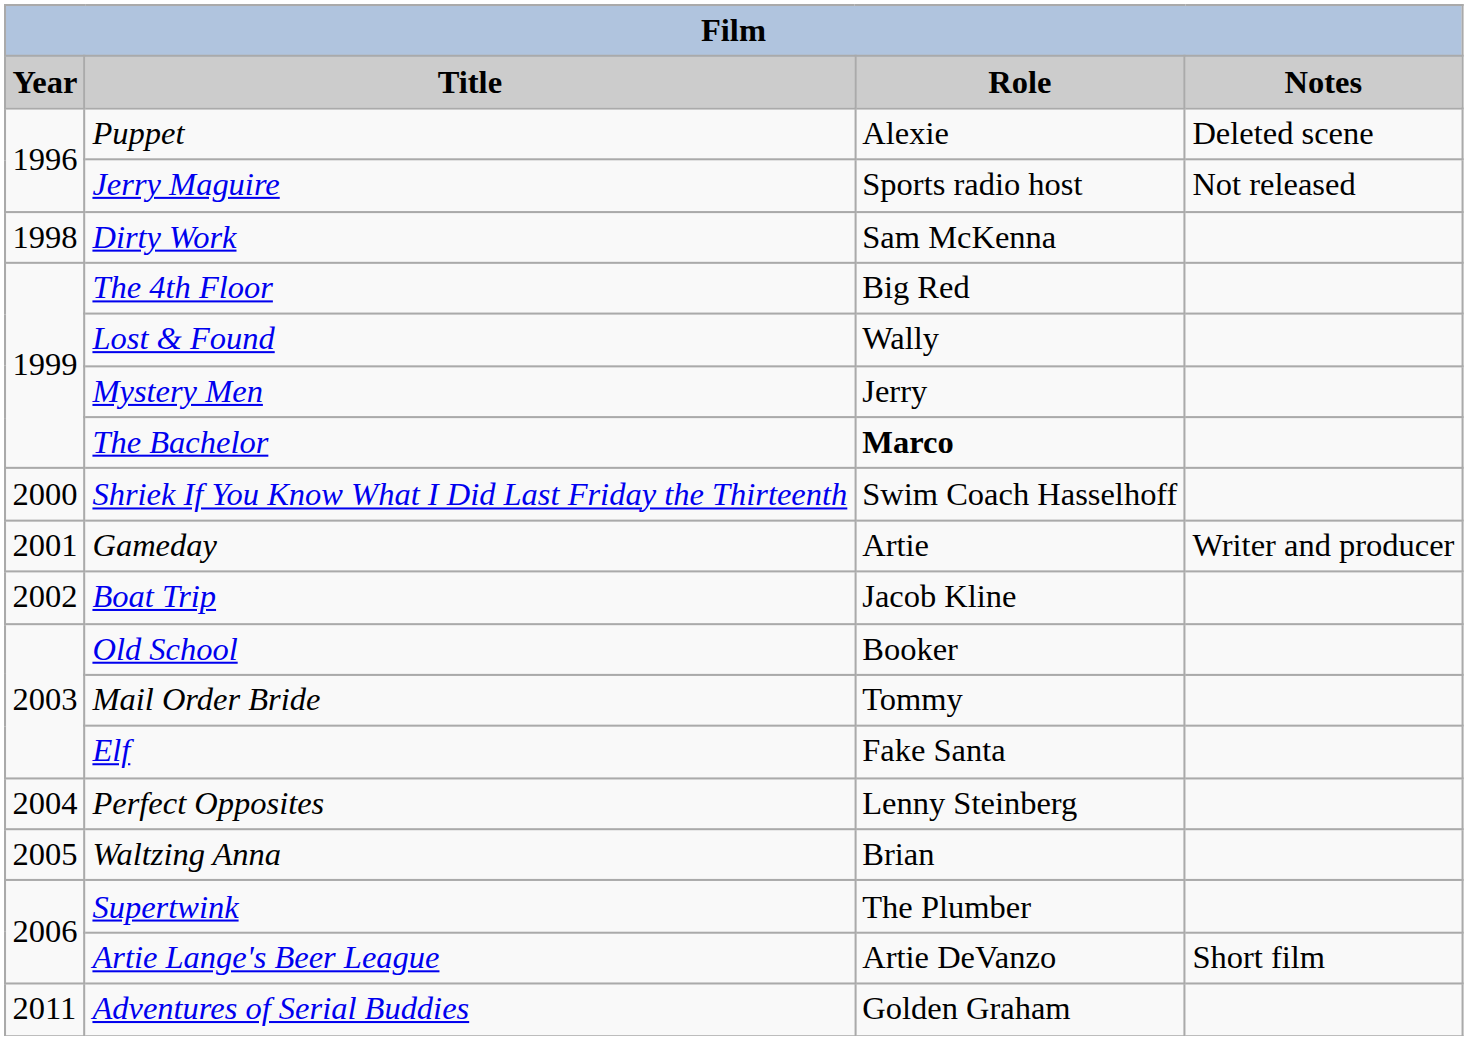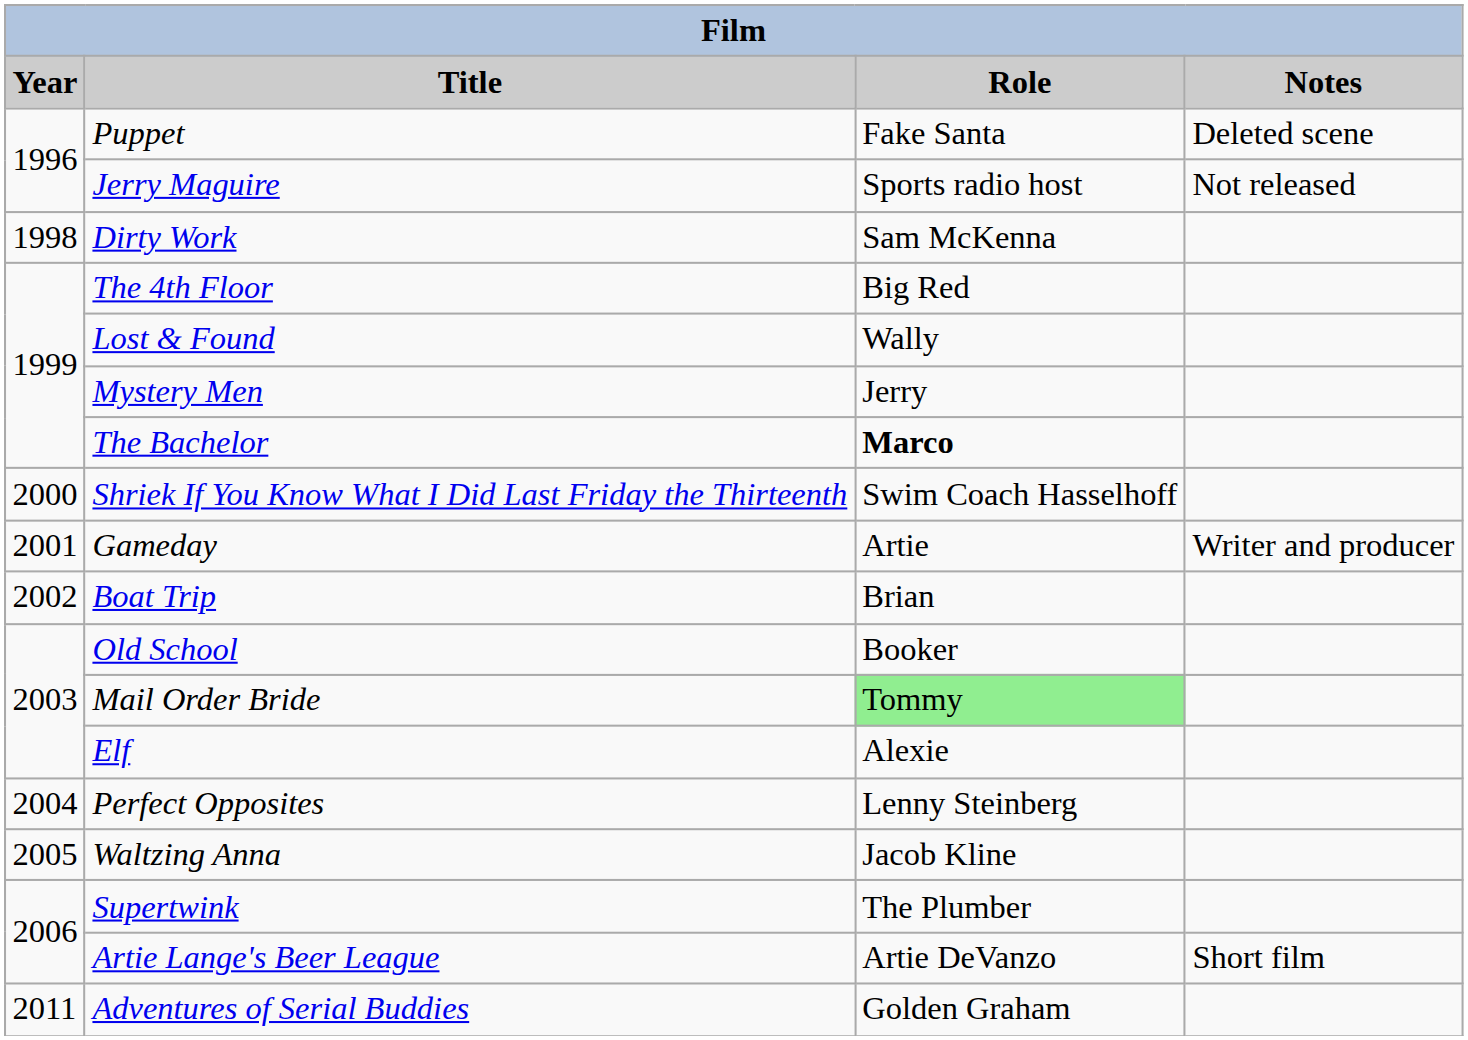(906, 133) Alexie -> (934, 133) Fake Santa
(939, 596) Jacob Kline -> (898, 596) Brian
(913, 699) no background -> (913, 699) lightgreen background
(934, 751) Fake Santa -> (906, 751) Alexie
(898, 854) Brian -> (939, 854) Jacob Kline
